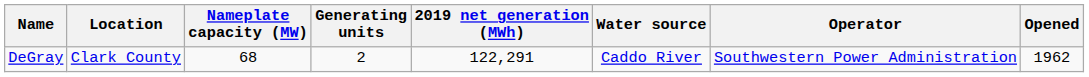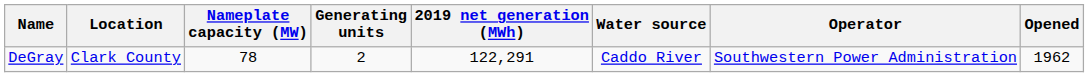(248, 59) 68 -> (248, 59) 78
